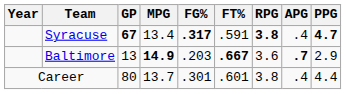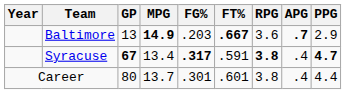rows swapped: (76, 36) <-> (80, 57)
